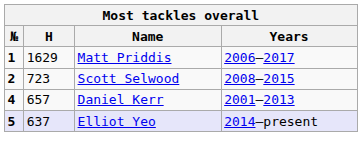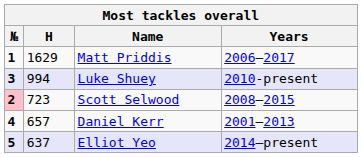+ row: (117, 79)
(12, 79) no background -> (12, 100) pink background
